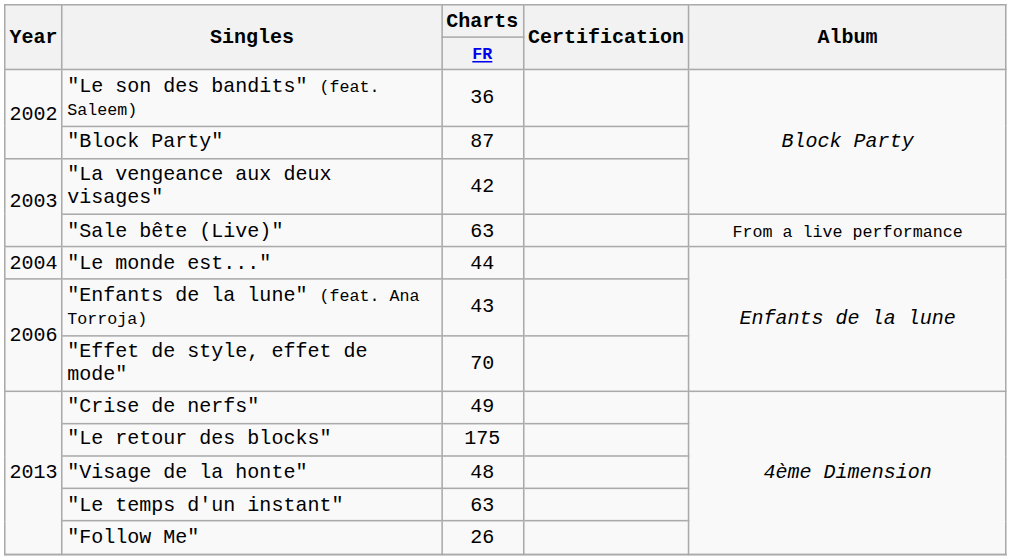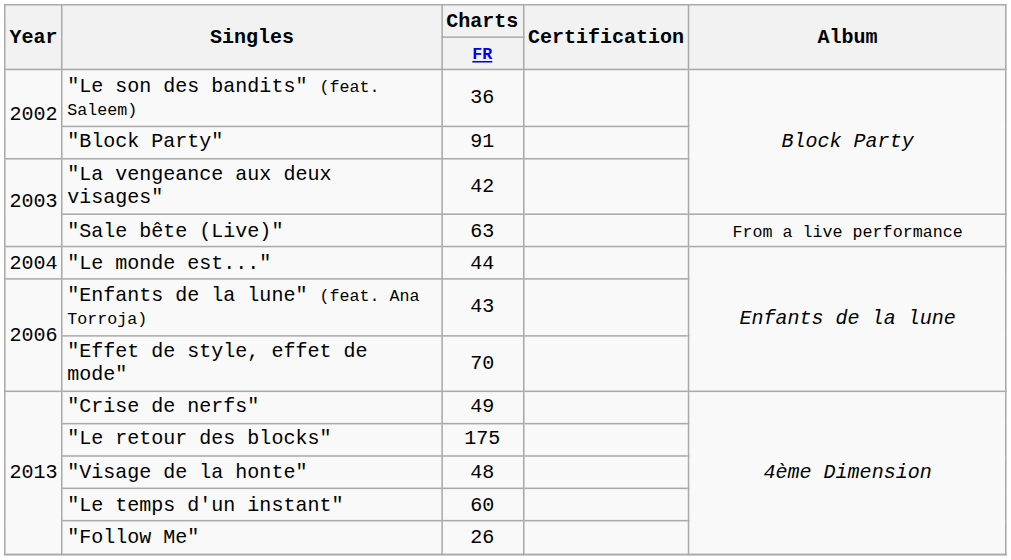(482, 142) 87 -> (482, 142) 91
(482, 505) 63 -> (482, 505) 60
